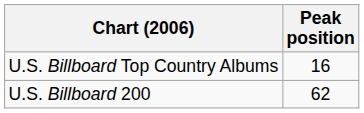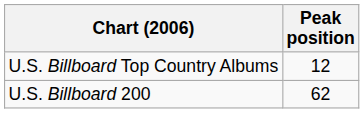(321, 66) 16 -> (321, 66) 12
